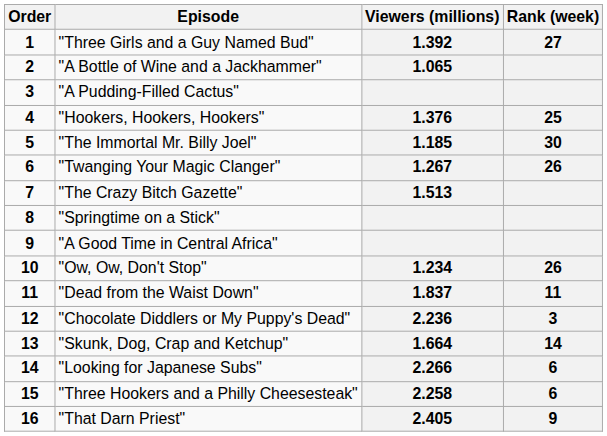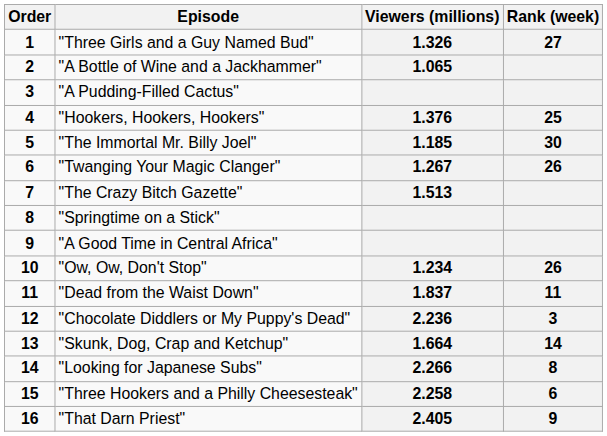(432, 42) 1.392 -> (432, 42) 1.326
(553, 368) 6 -> (553, 368) 8
